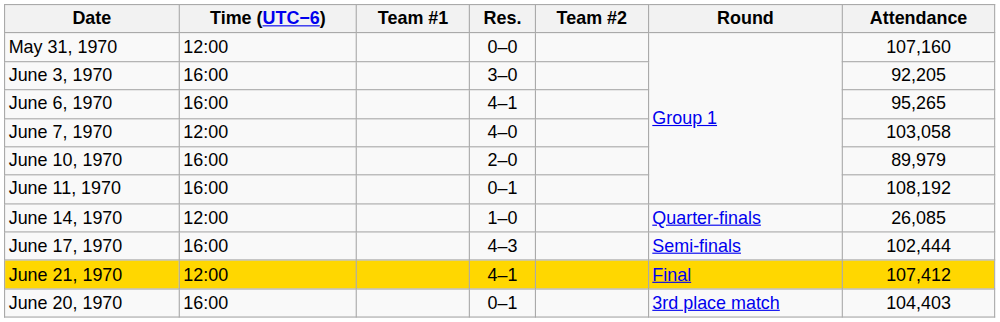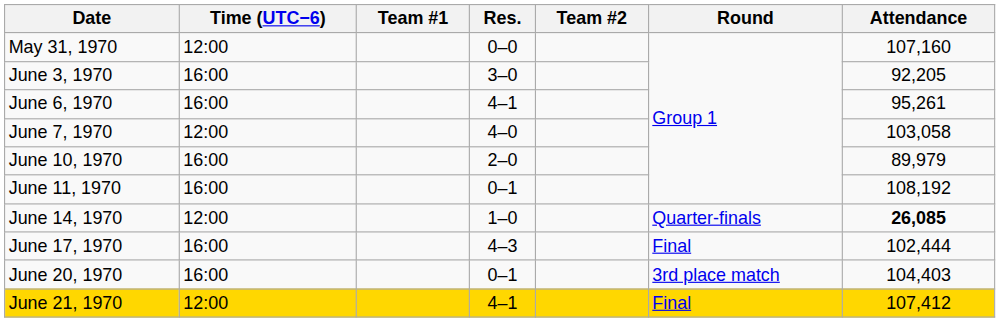(919, 103) 95,265 -> (919, 103) 95,261
(919, 217) normal -> (919, 217) bold
(697, 246) Semi-finals -> (672, 246) Final
rows swapped: (65, 302) <-> (65, 274)
